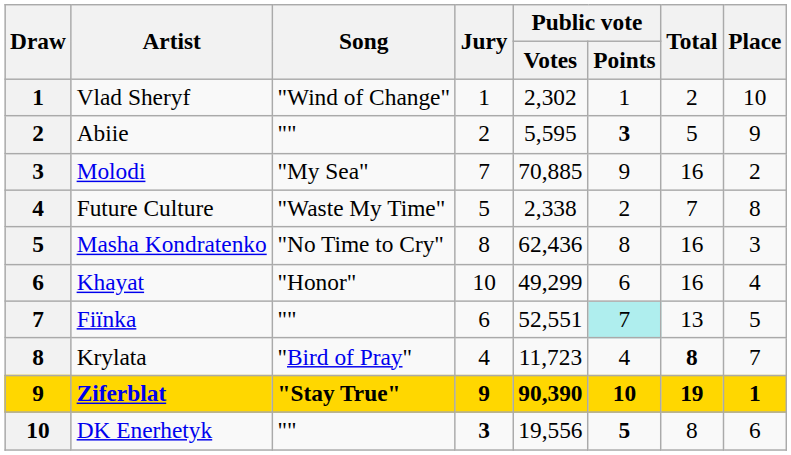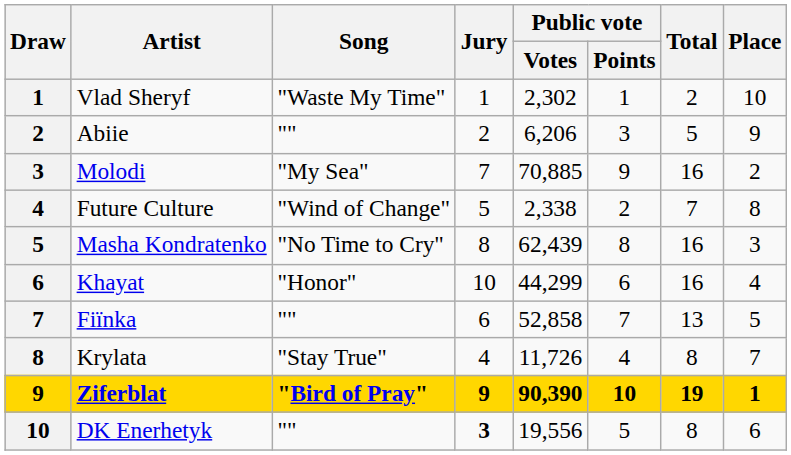(364, 97) "Wind of Change" -> (361, 97) "Waste My Time"
(550, 134) 5,595 -> (550, 134) 6,206
(624, 134) bold -> (624, 134) normal
(361, 208) "Waste My Time" -> (364, 208) "Wind of Change"
(550, 245) 62,436 -> (550, 245) 62,439
(550, 282) 49,299 -> (550, 282) 44,299
(550, 319) 52,551 -> (550, 319) 52,858
(624, 319) paleturquoise background -> (624, 319) no background
(345, 356) "Bird of Pray" -> (332, 356) "Stay True"
(550, 356) 11,723 -> (550, 356) 11,726
(692, 356) bold -> (692, 356) normal
(339, 393) "Stay True" -> (353, 393) "Bird of Pray"
(624, 430) bold -> (624, 430) normal
